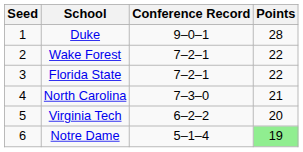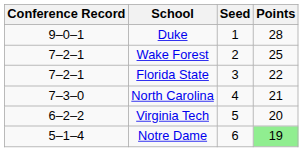columns swapped: (23, 14) <-> (191, 14)
(276, 55) 22 -> (276, 55) 25
